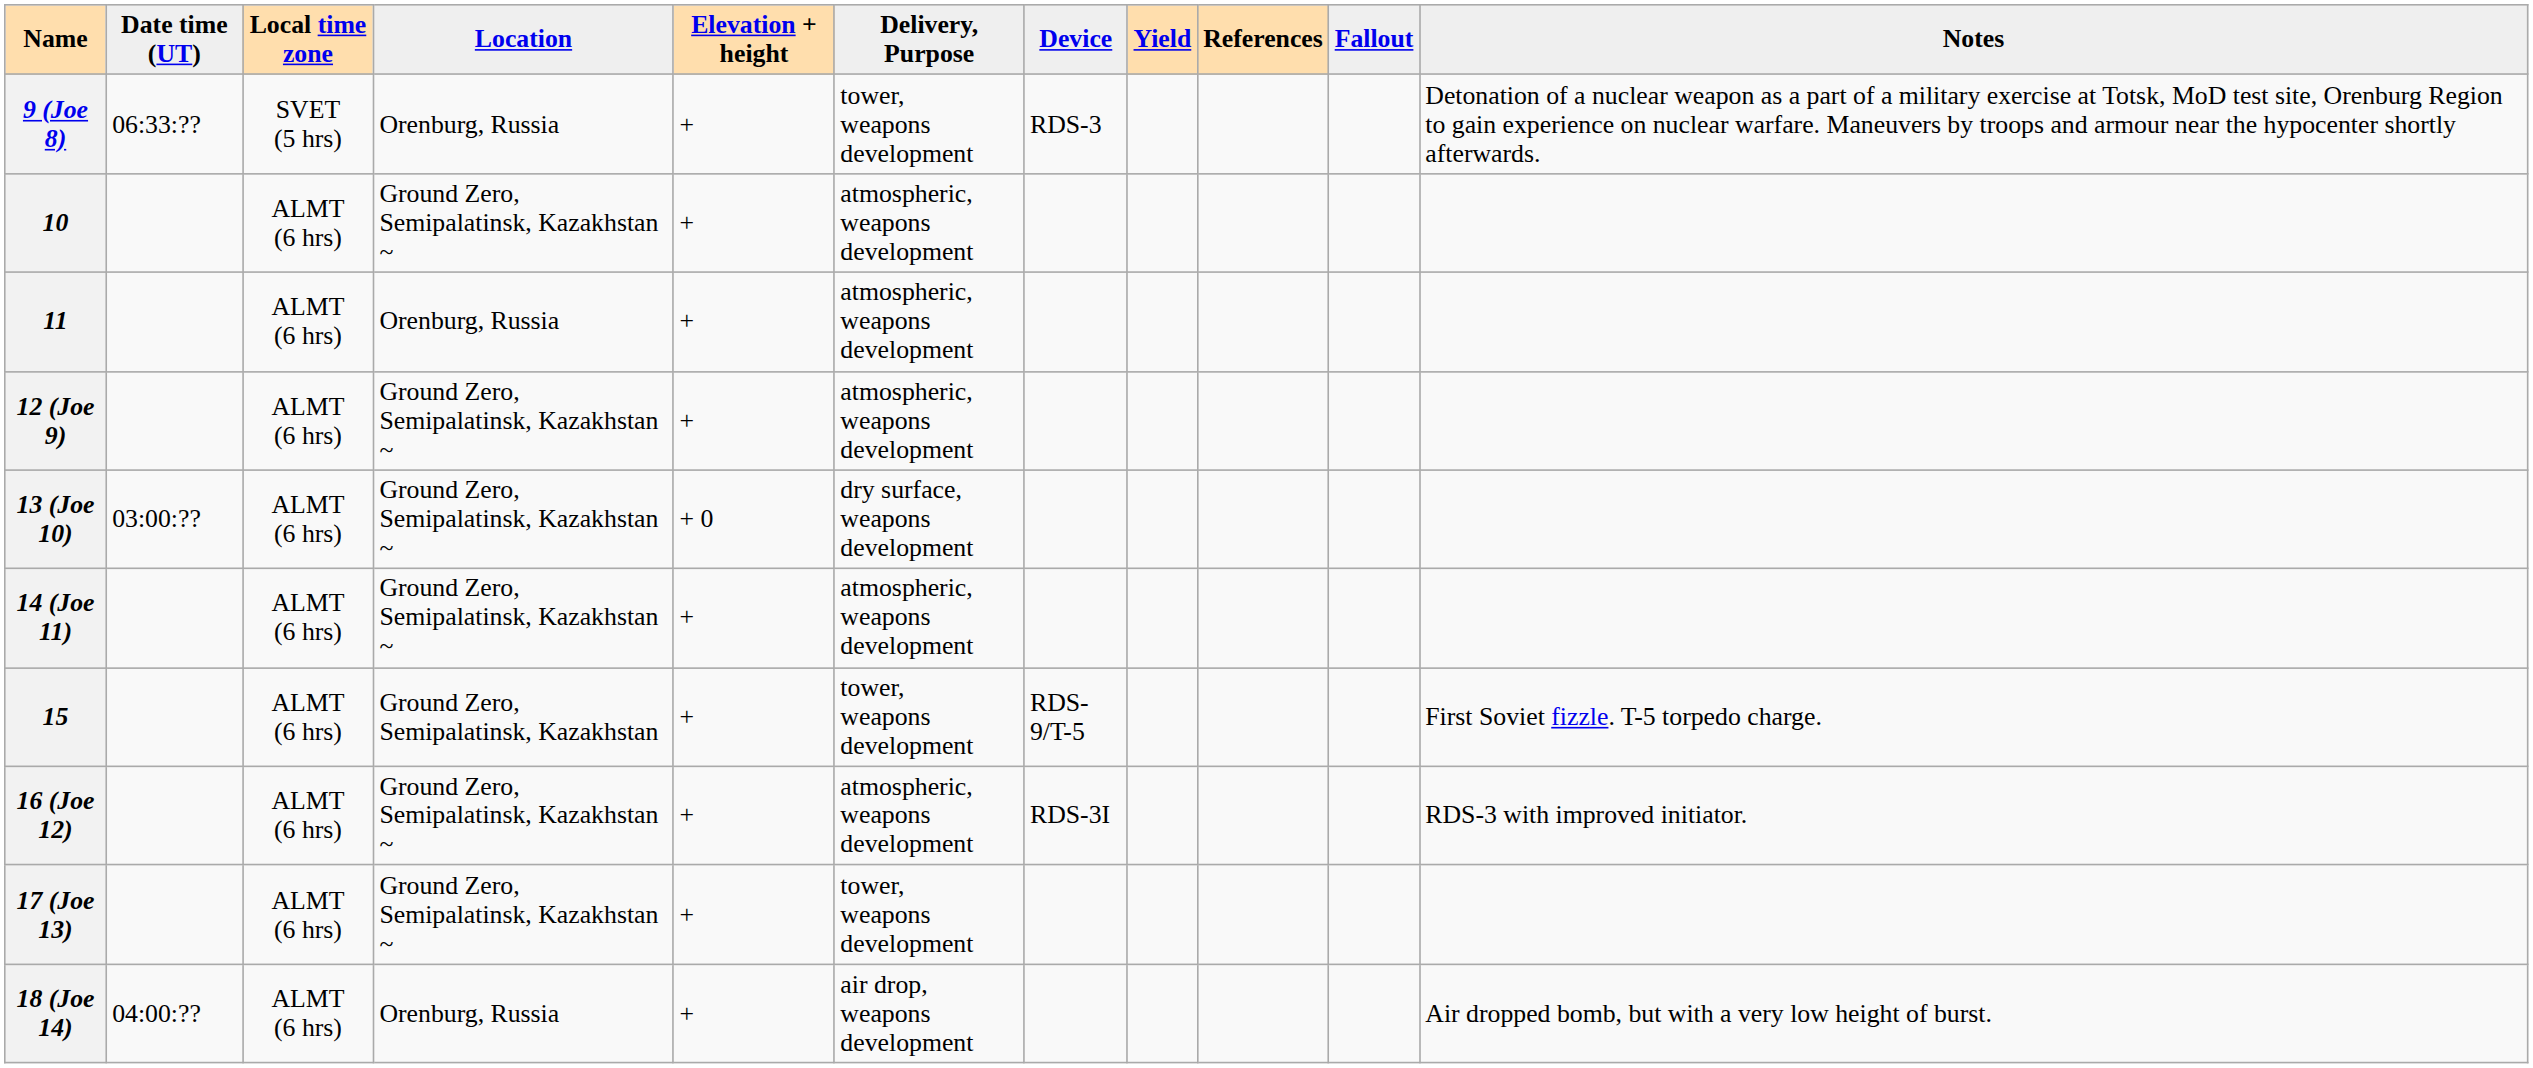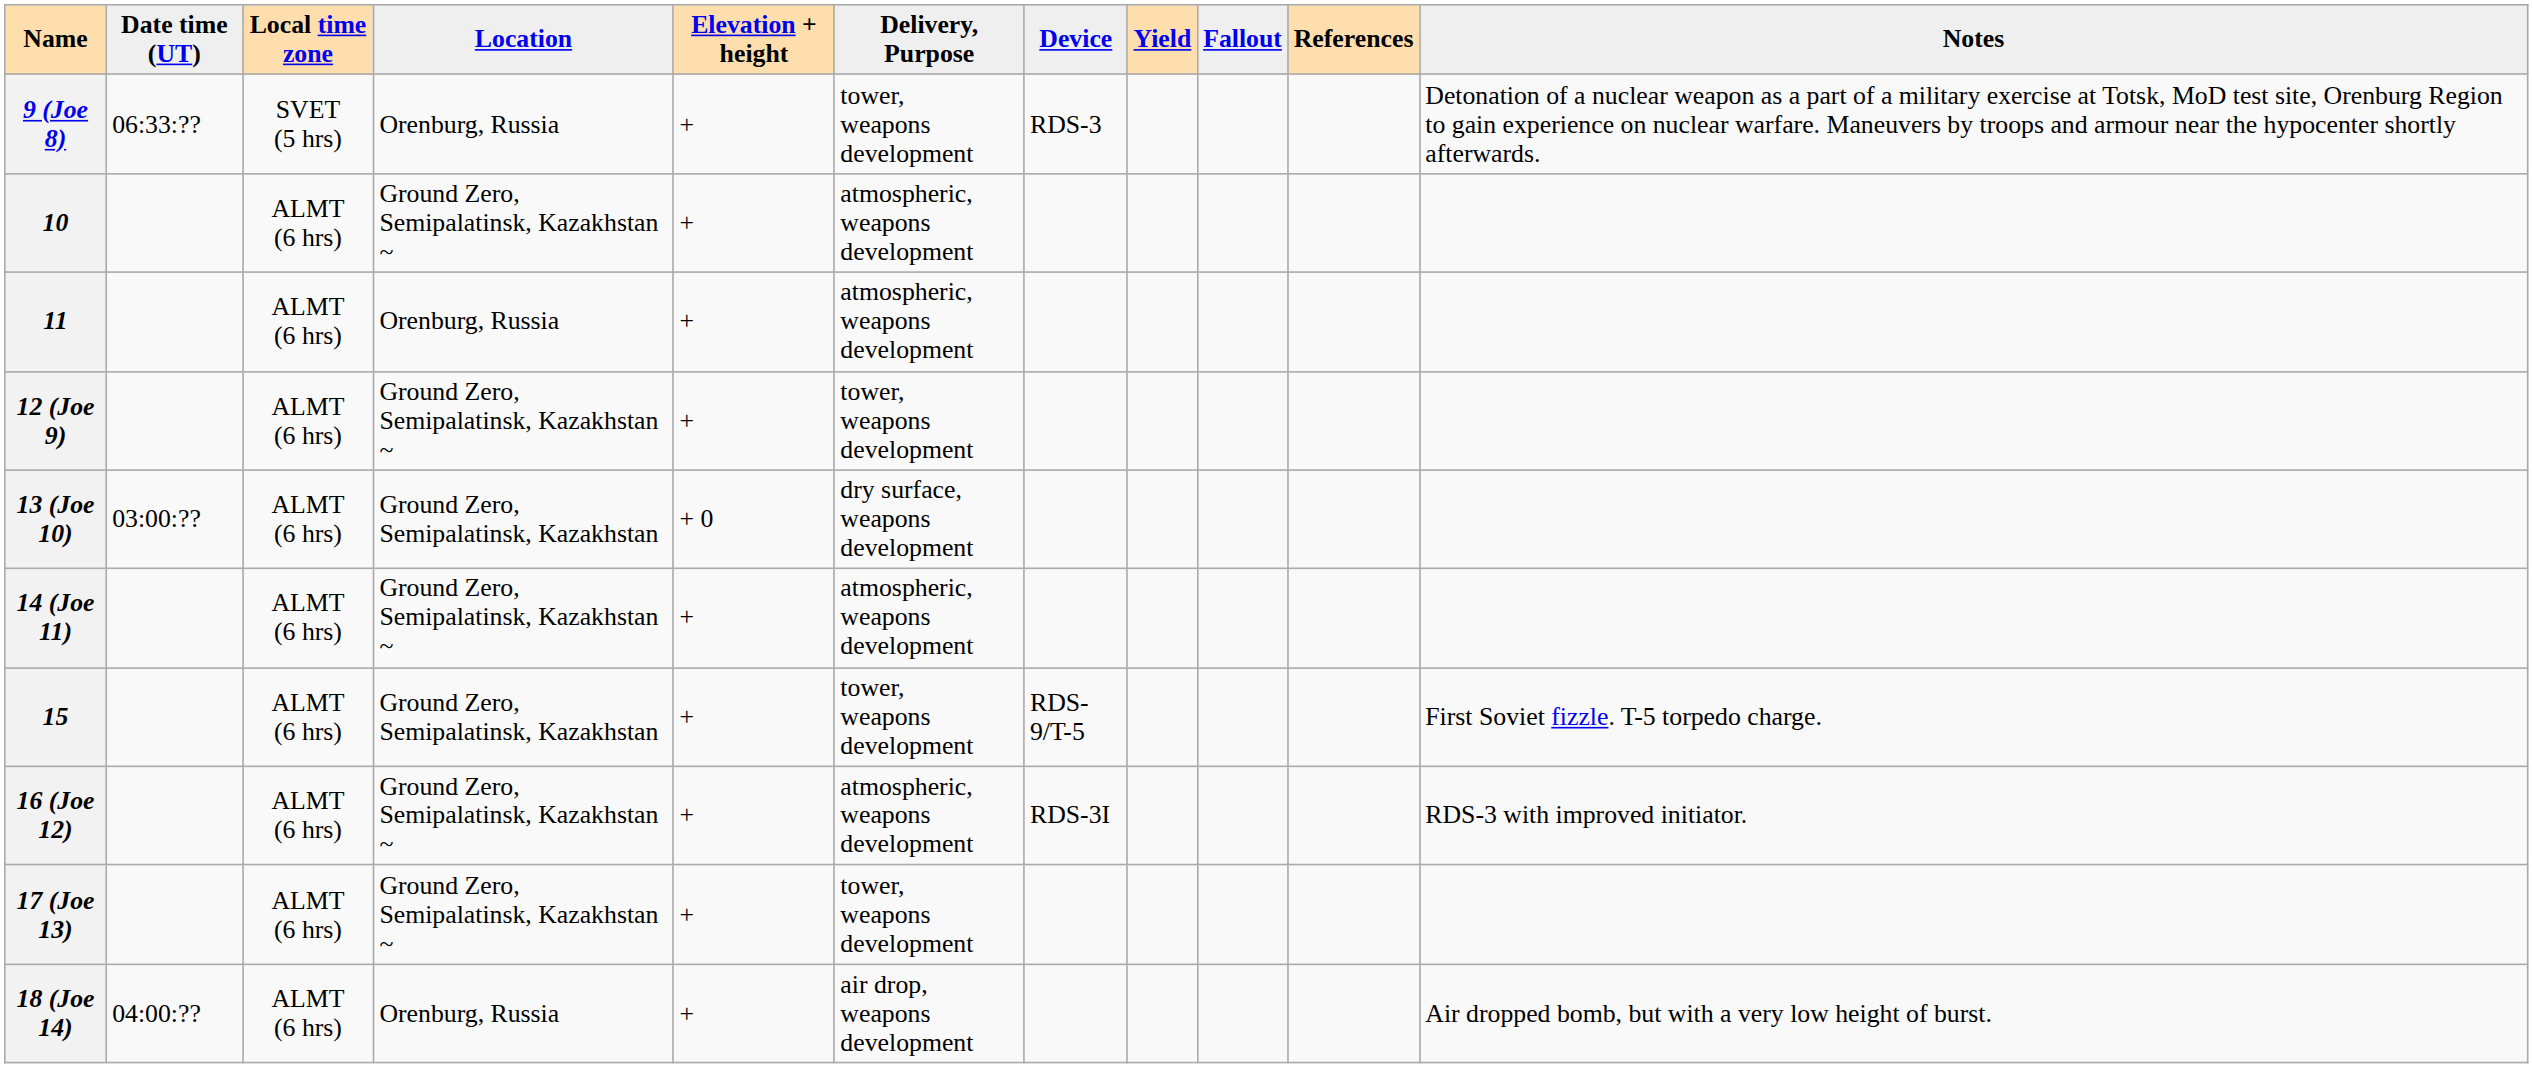columns swapped: (1374, 39) <-> (1263, 39)
(907, 420) atmospheric, weapons development -> (907, 420) tower, weapons development
(519, 518) Ground Zero, Semipalatinsk, Kazakhstan ~ -> (519, 518) Ground Zero, Semipalatinsk, Kazakhstan
